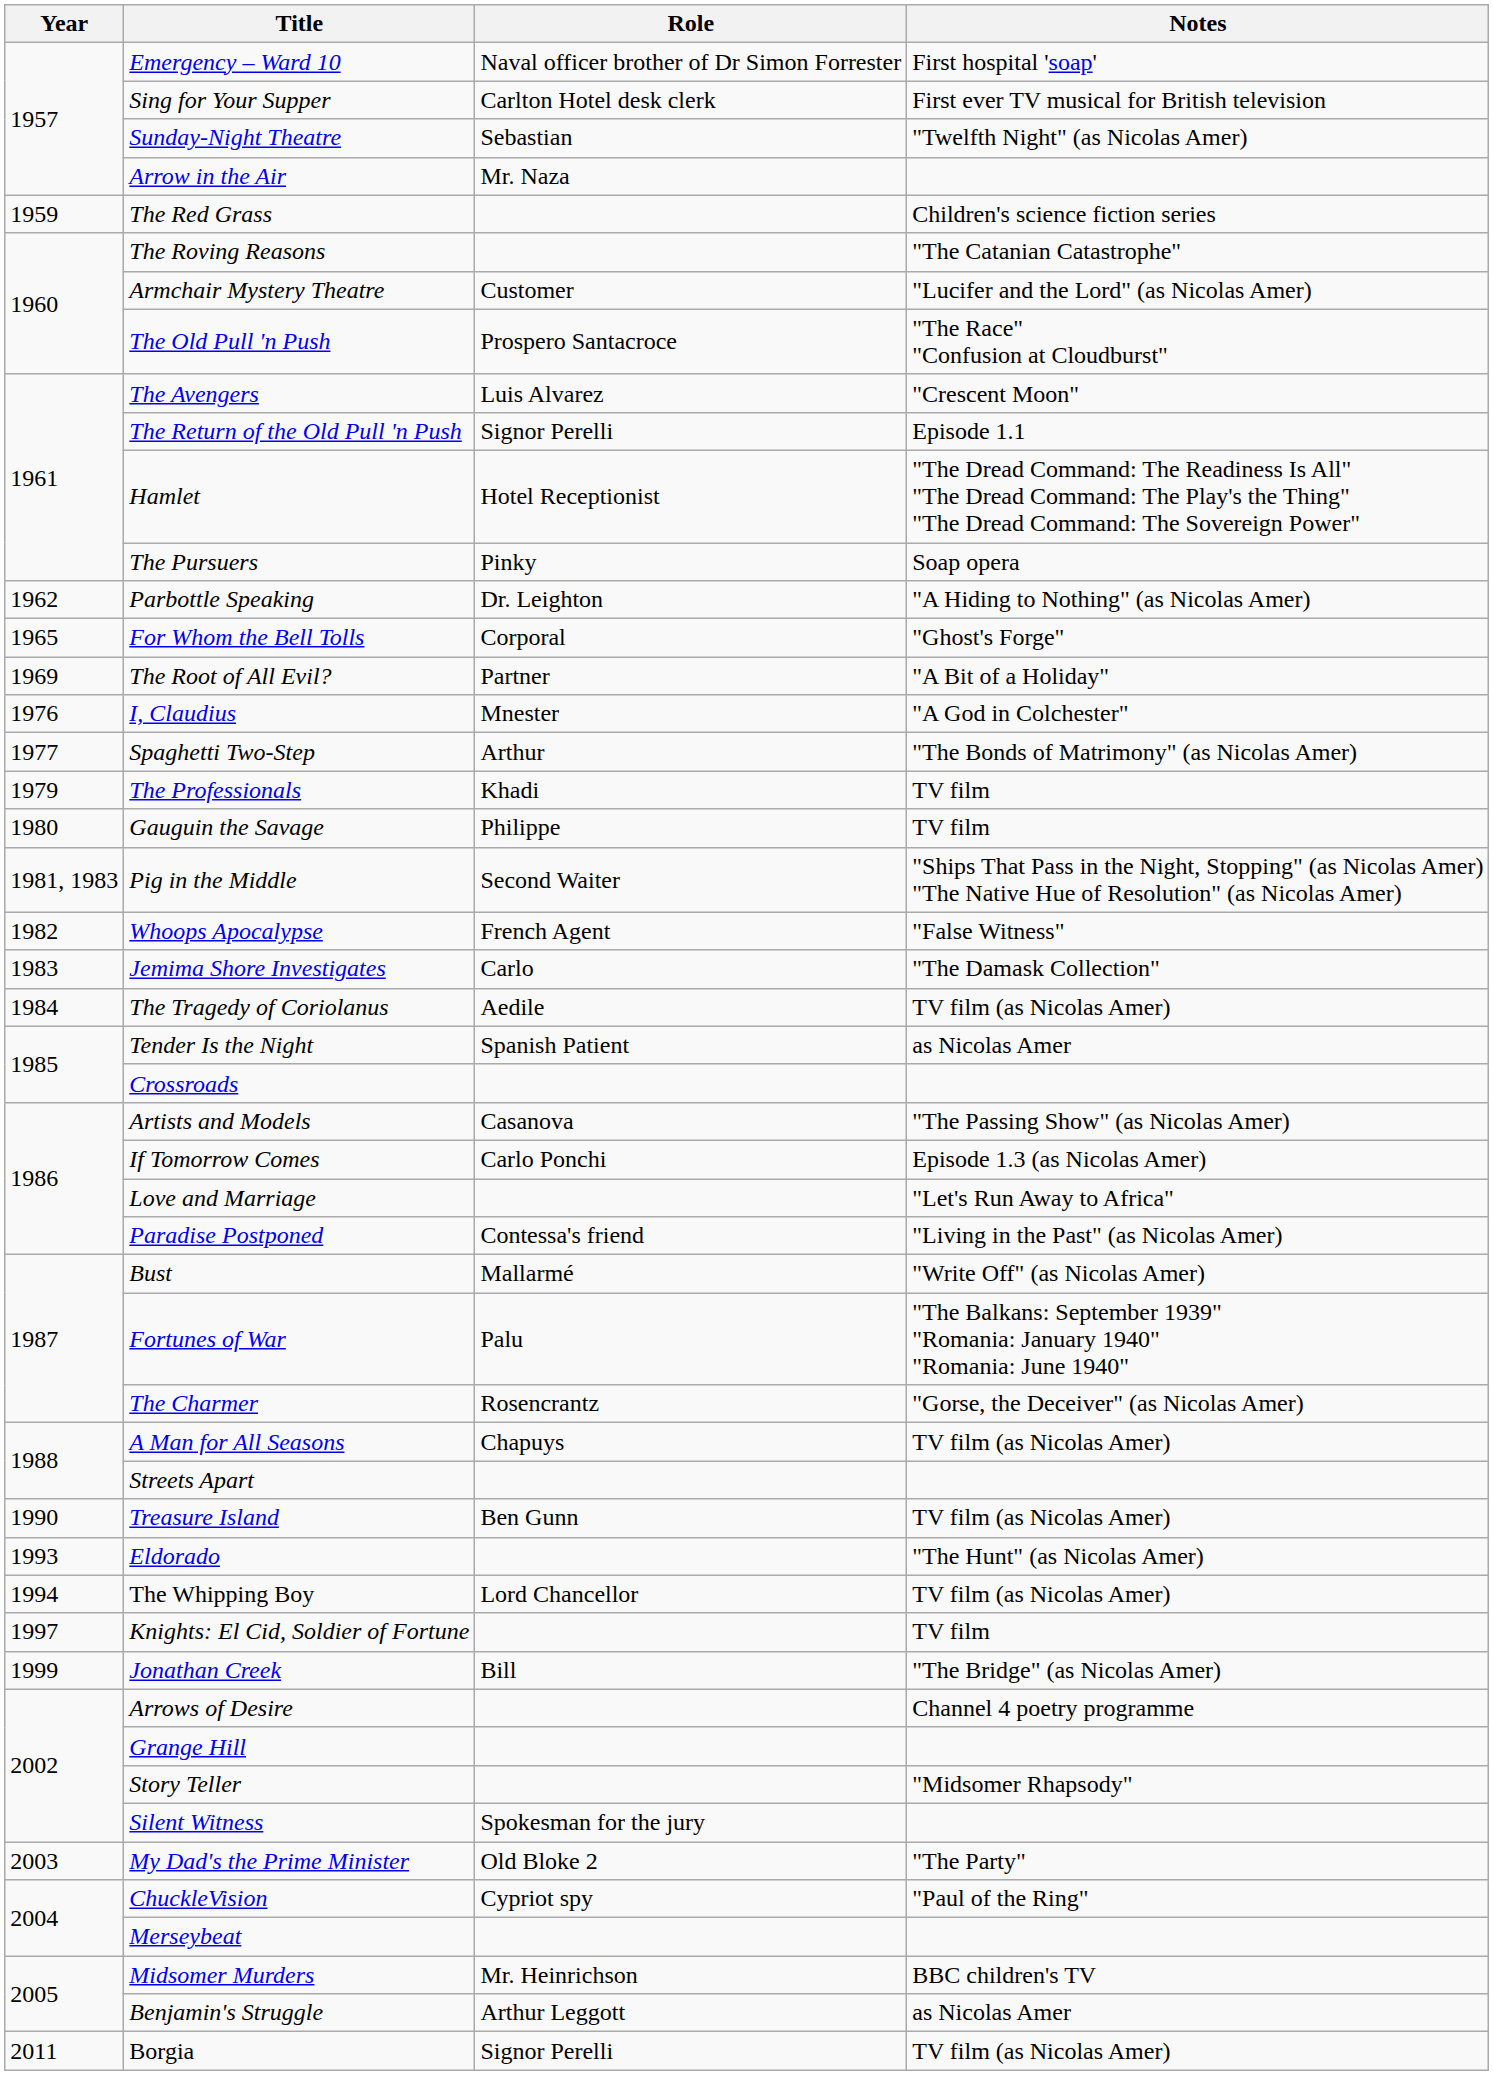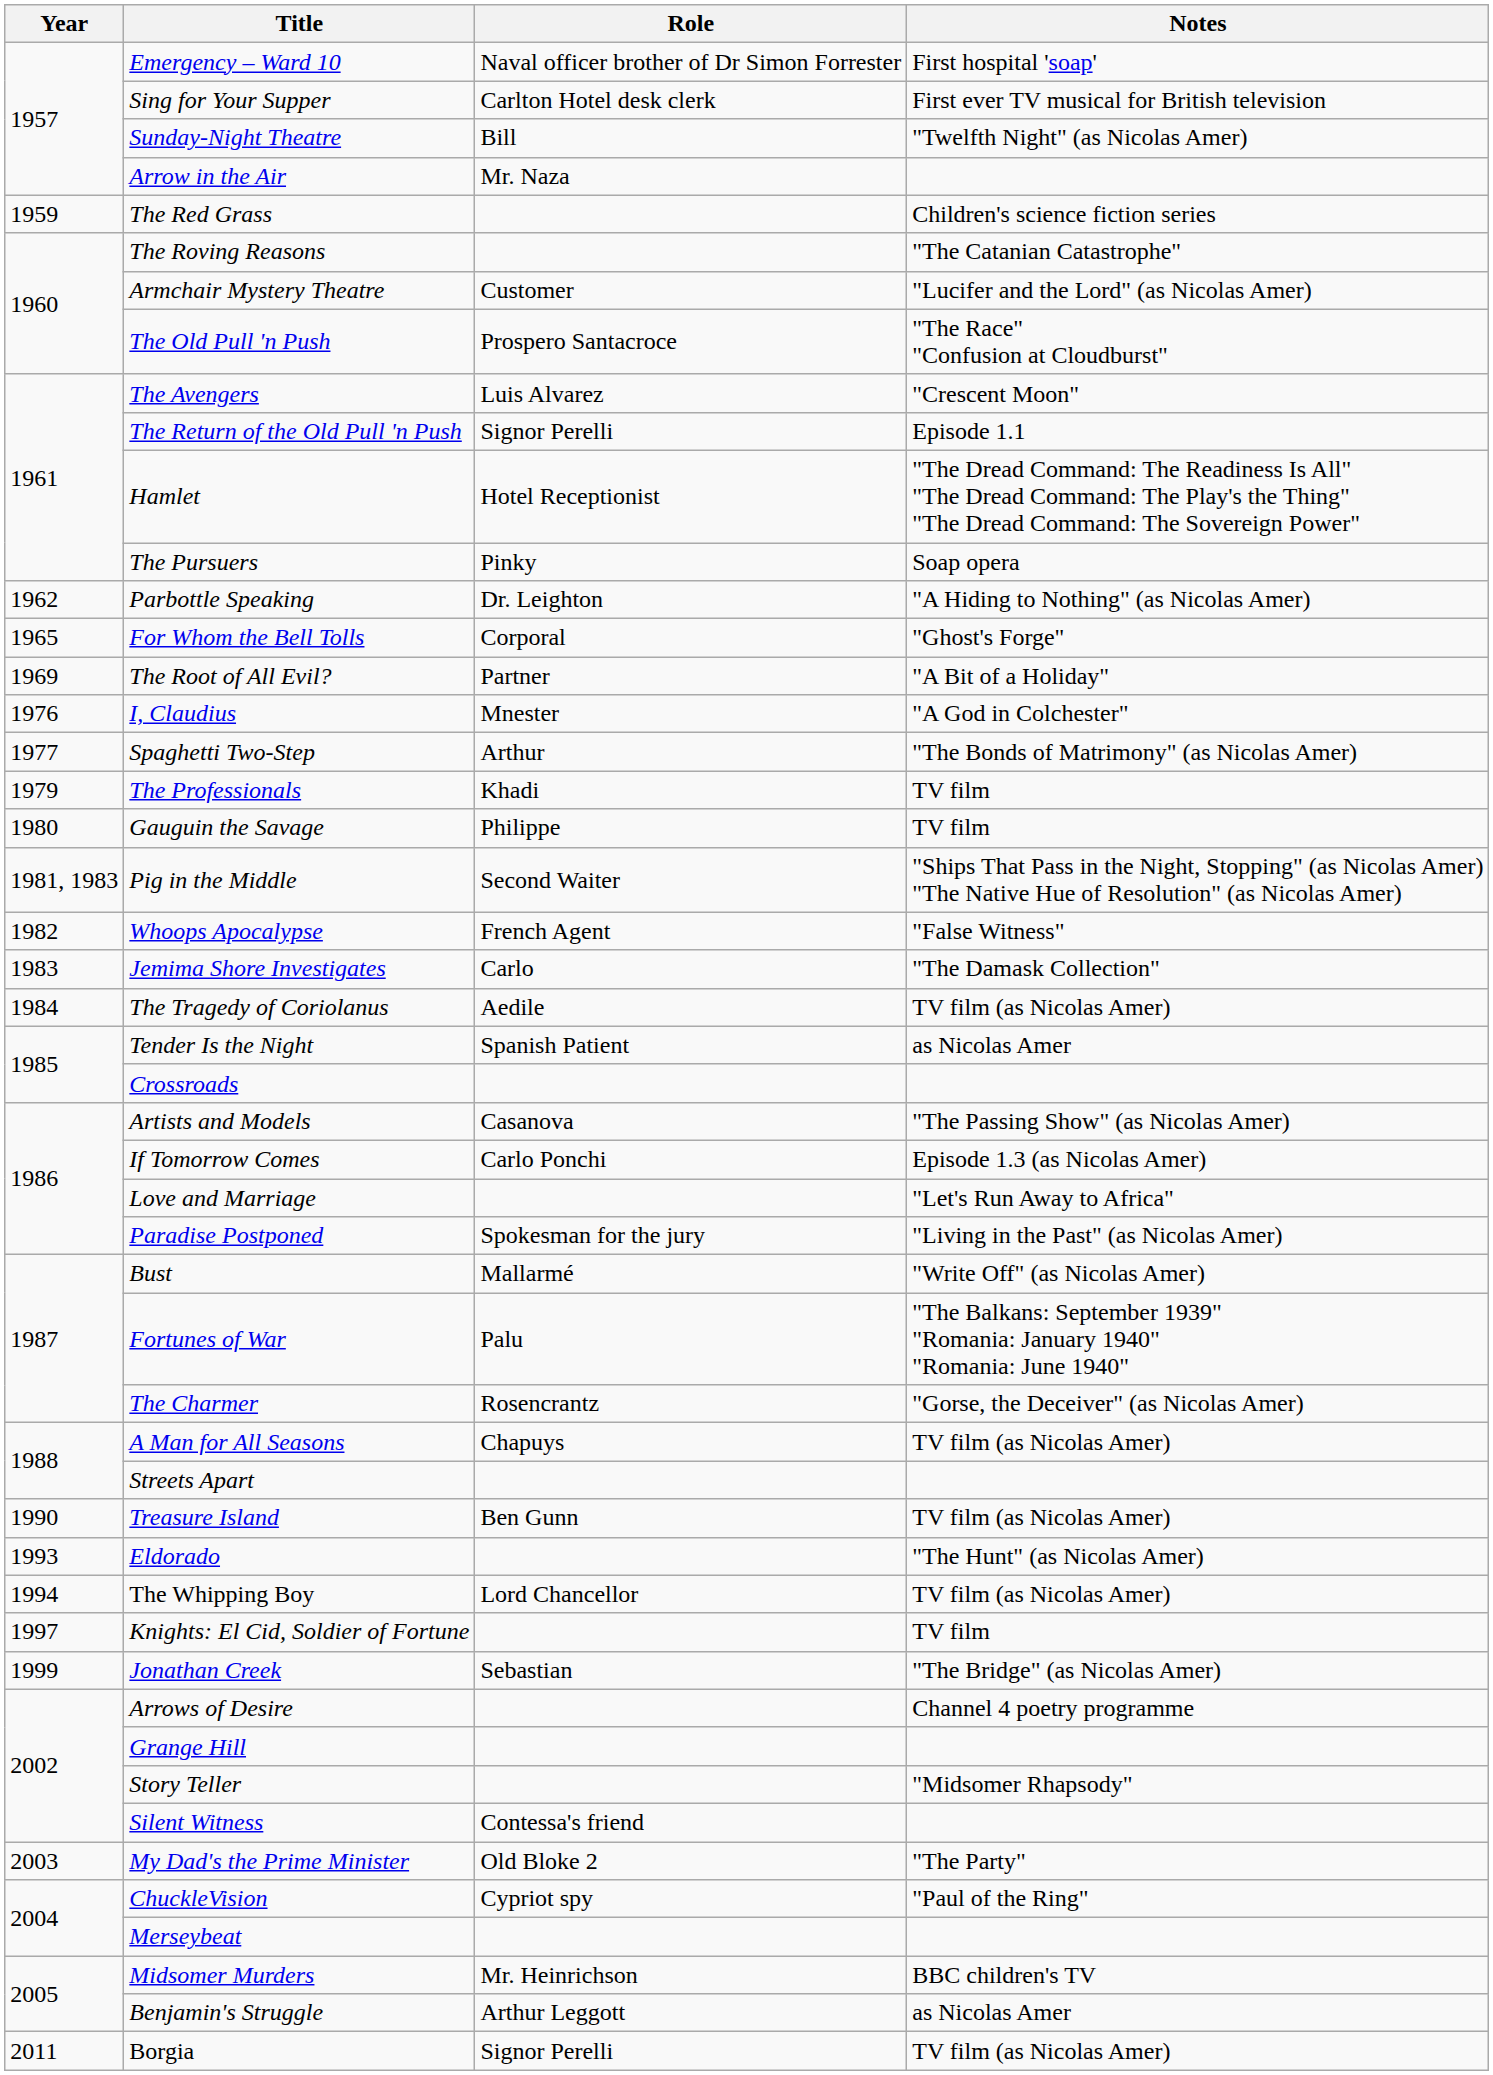(526, 137) Sebastian -> (498, 137) Bill
(562, 1235) Contessa's friend -> (593, 1235) Spokesman for the jury
(498, 1669) Bill -> (526, 1669) Sebastian
(593, 1822) Spokesman for the jury -> (562, 1822) Contessa's friend
